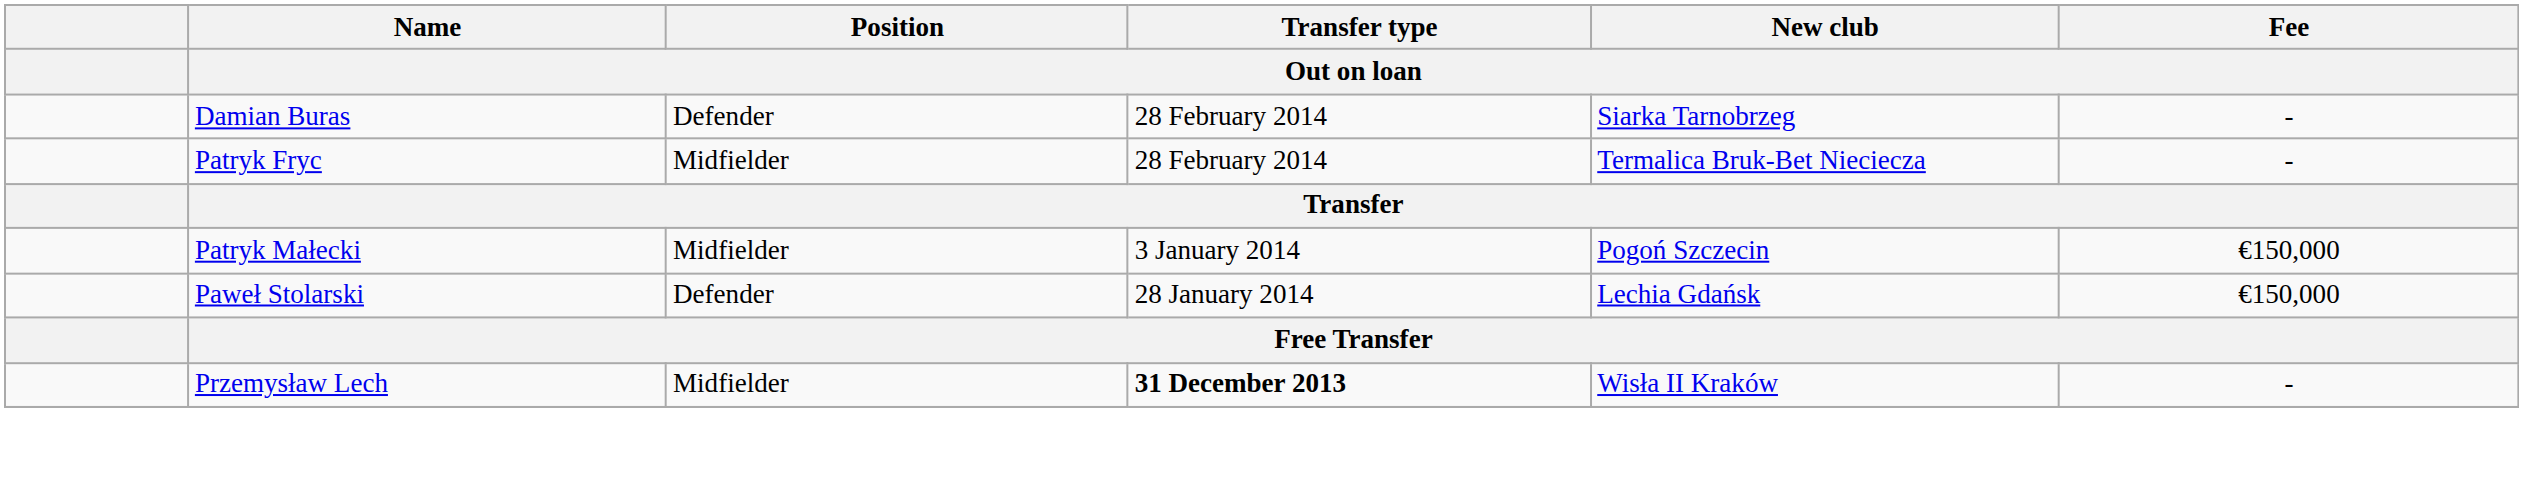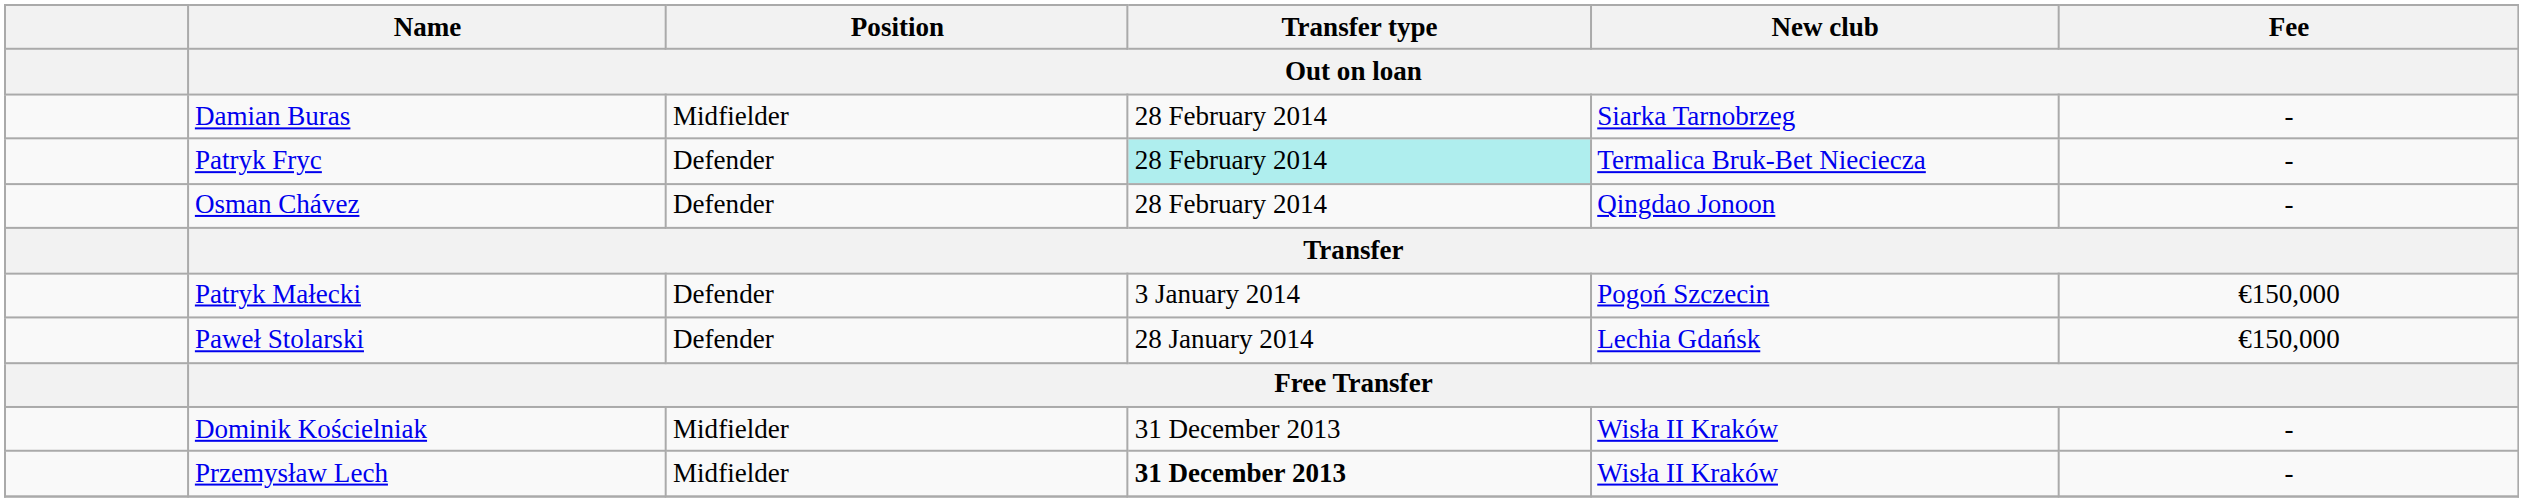(723, 115) Defender -> (731, 115) Midfielder
(731, 160) Midfielder -> (723, 160) Defender
(1231, 160) no background -> (1231, 160) paleturquoise background
+ row: (277, 205)
(731, 249) Midfielder -> (723, 294) Defender
+ row: (311, 428)
